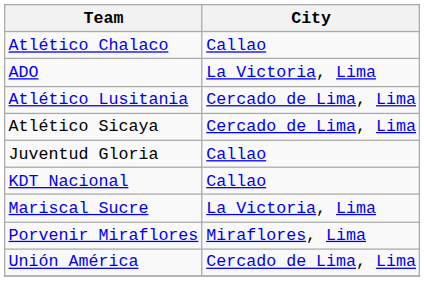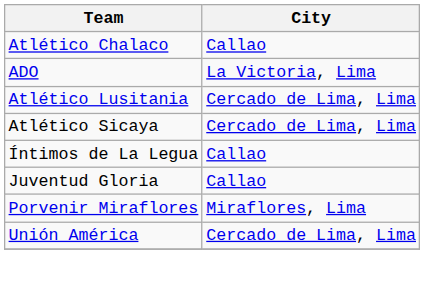+ row: (103, 154)
- row: (69, 181)
- row: (78, 208)
